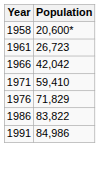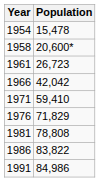+ row: (19, 30)
+ row: (19, 133)
